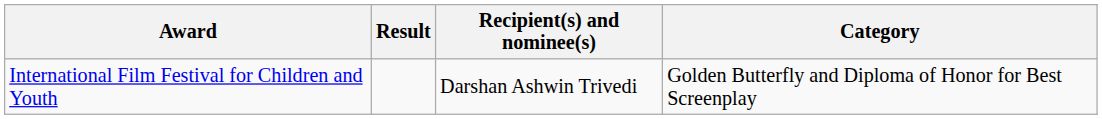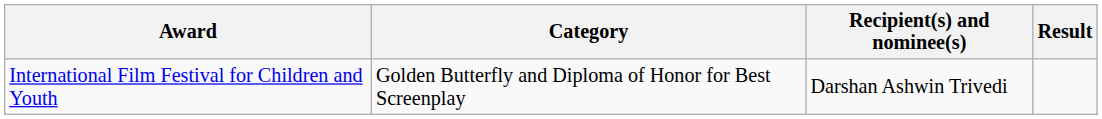columns swapped: (880, 31) <-> (403, 31)
